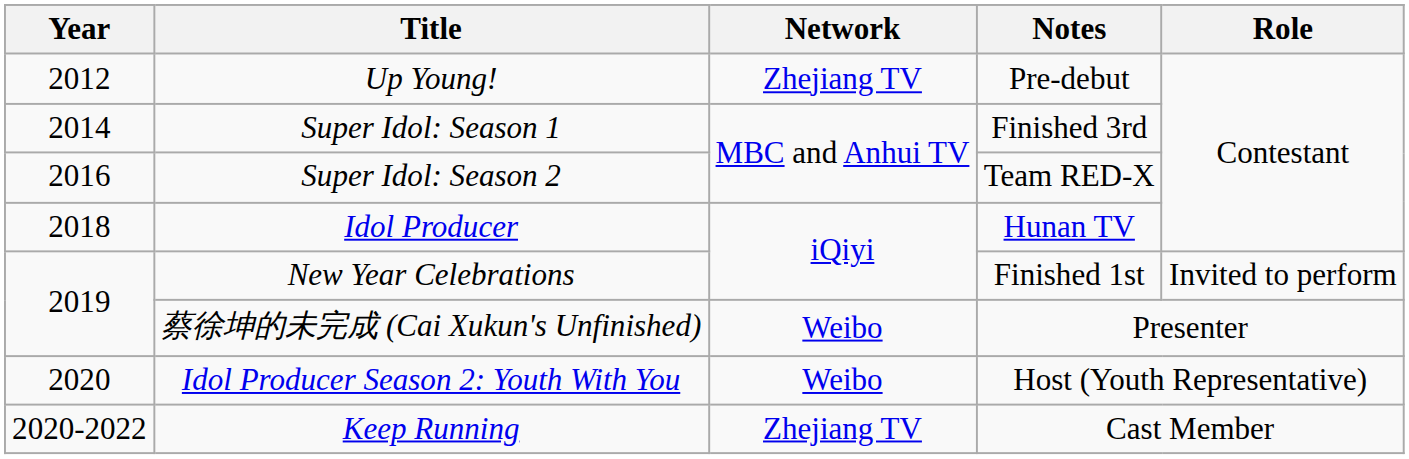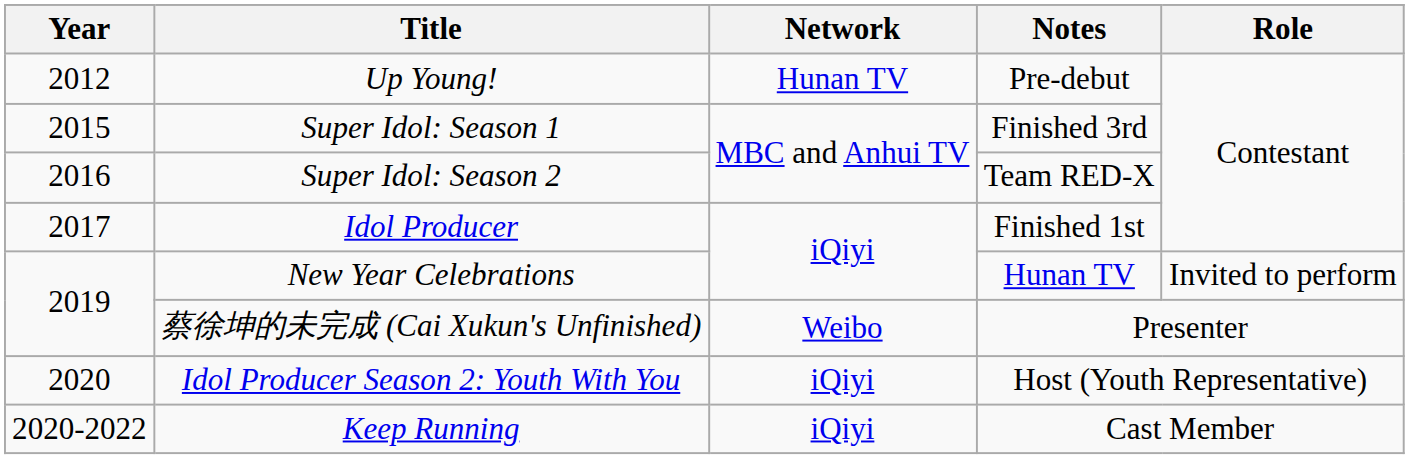(842, 78) Zhejiang TV -> (842, 78) Hunan TV
(79, 127) 2014 -> (79, 127) 2015
(79, 226) 2018 -> (79, 226) 2017
(1069, 226) Hunan TV -> (1069, 226) Finished 1st
(1069, 275) Finished 1st -> (1069, 275) Hunan TV
(842, 379) Weibo -> (842, 379) iQiyi
(842, 428) Zhejiang TV -> (842, 428) iQiyi
